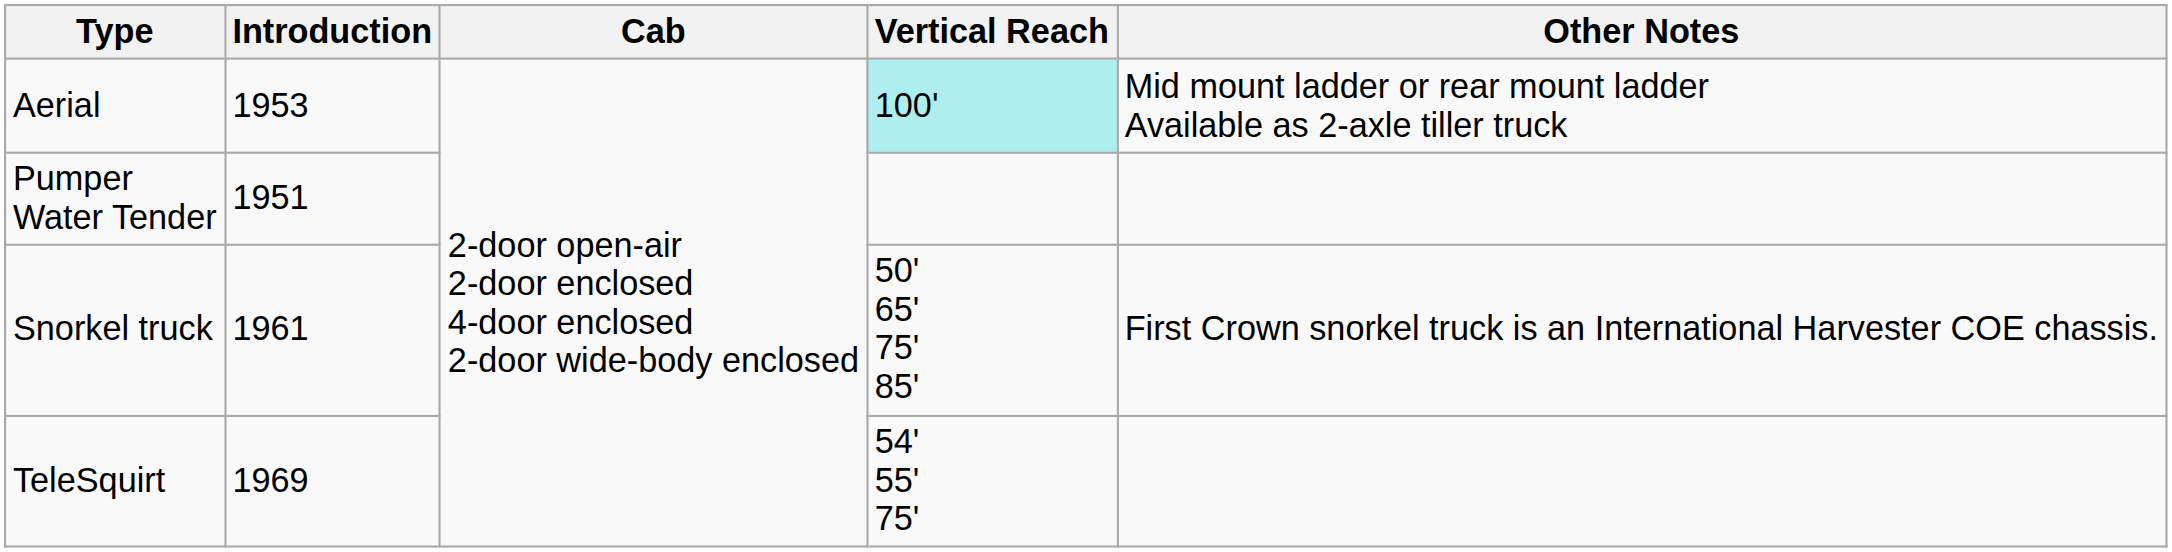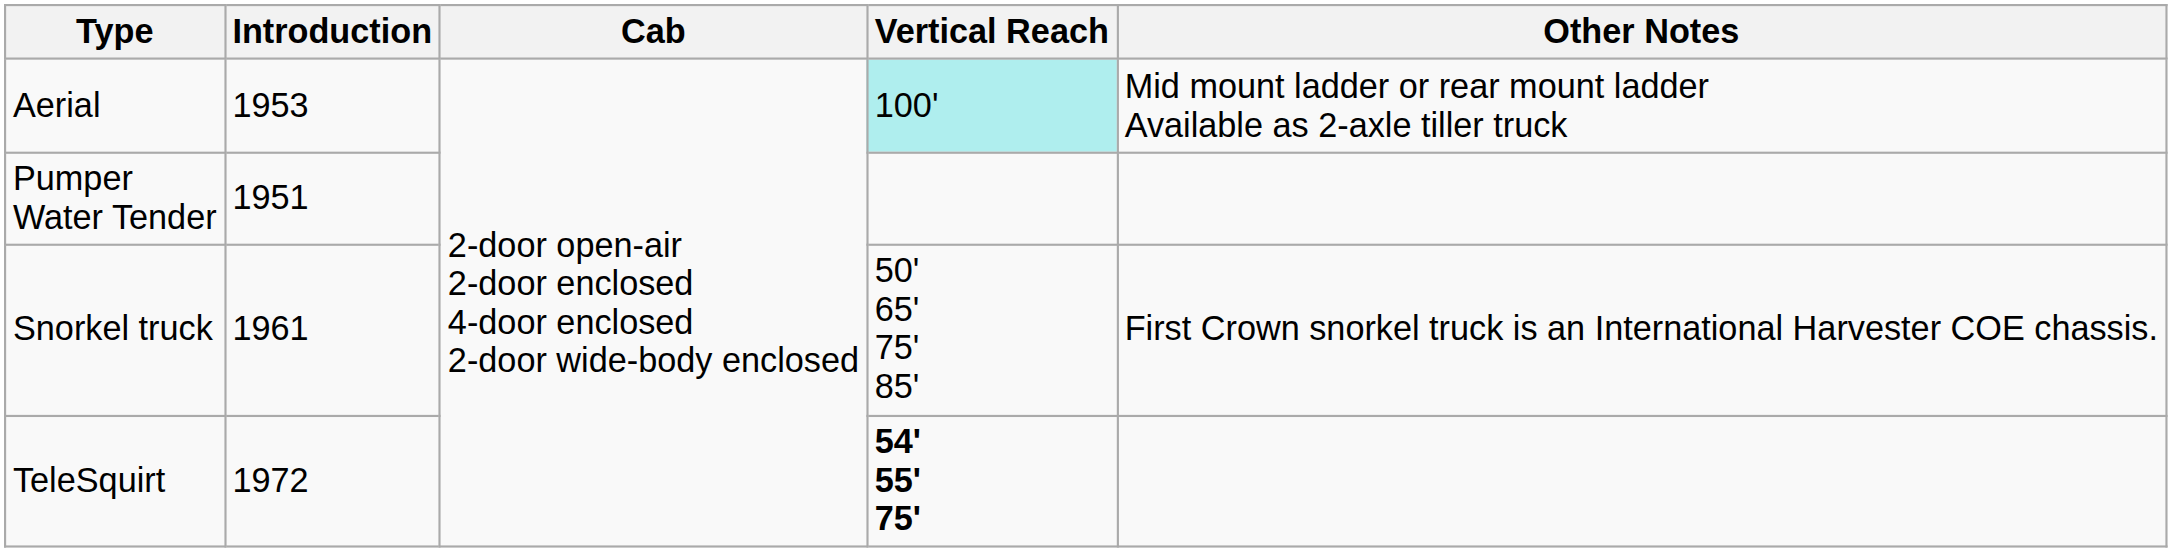(270, 479) 1969 -> (270, 479) 1972
(897, 479) normal -> (898, 479) bold
